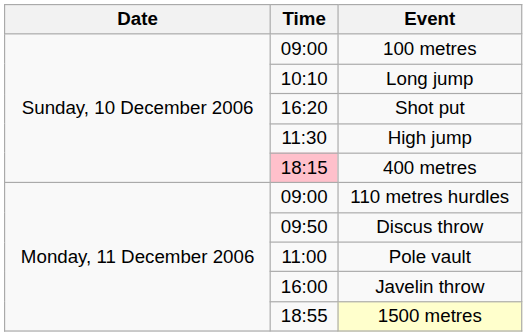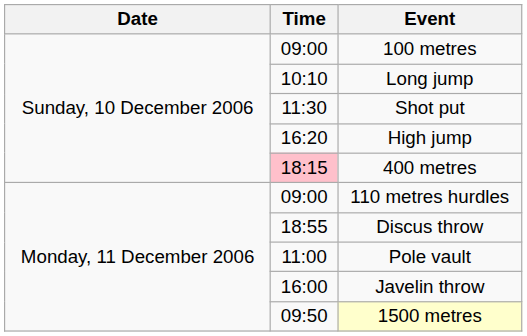(304, 108) 16:20 -> (304, 108) 11:30
(304, 138) 11:30 -> (304, 138) 16:20
(304, 227) 09:50 -> (304, 227) 18:55
(304, 316) 18:55 -> (304, 316) 09:50
